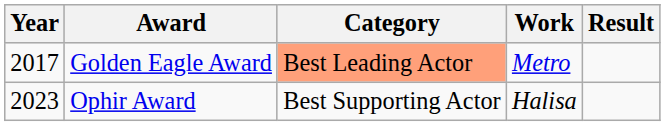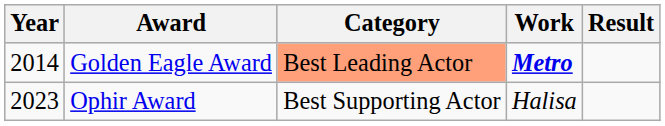(35, 62) 2017 -> (35, 62) 2014
(541, 62) normal -> (542, 62) bold
